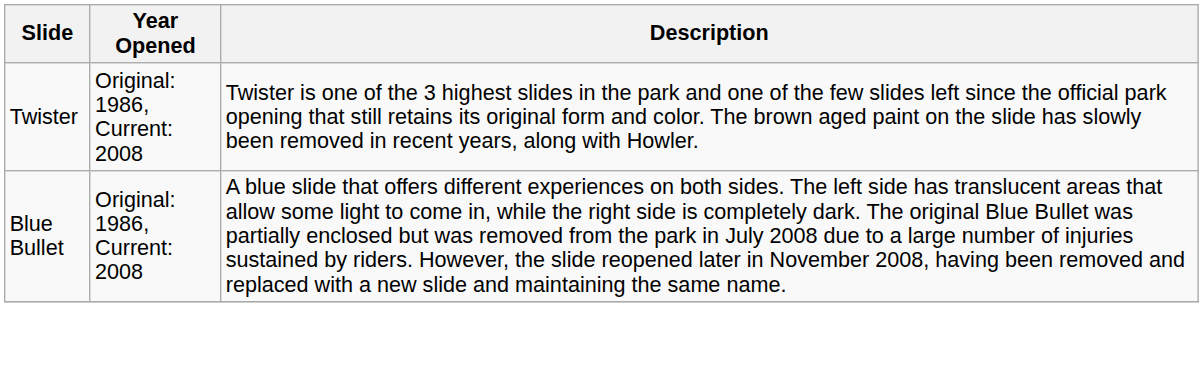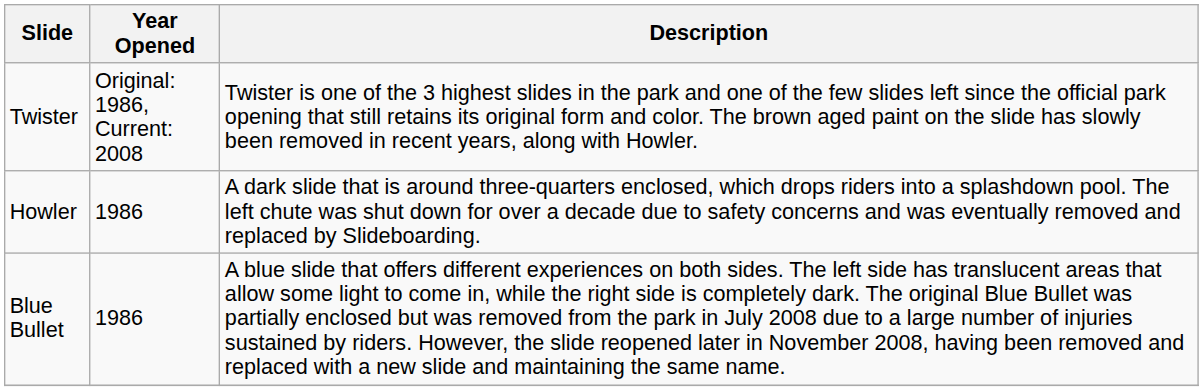+ row: (43, 211)
(135, 235) Original: 1986, Current: 2008 -> (119, 318) 1986
